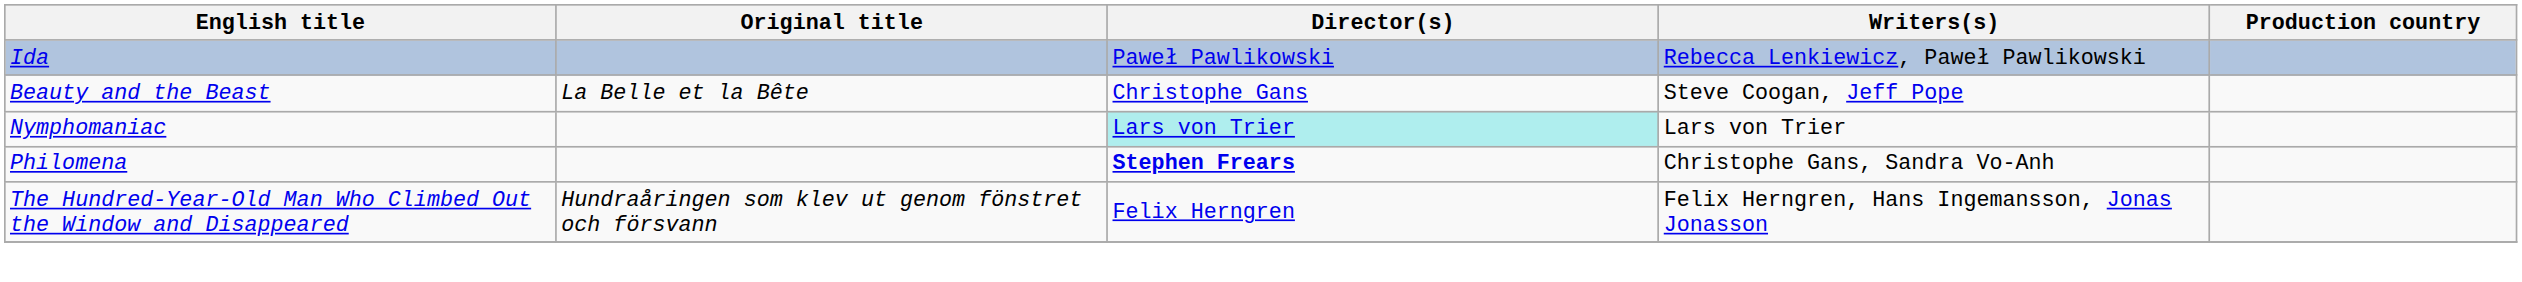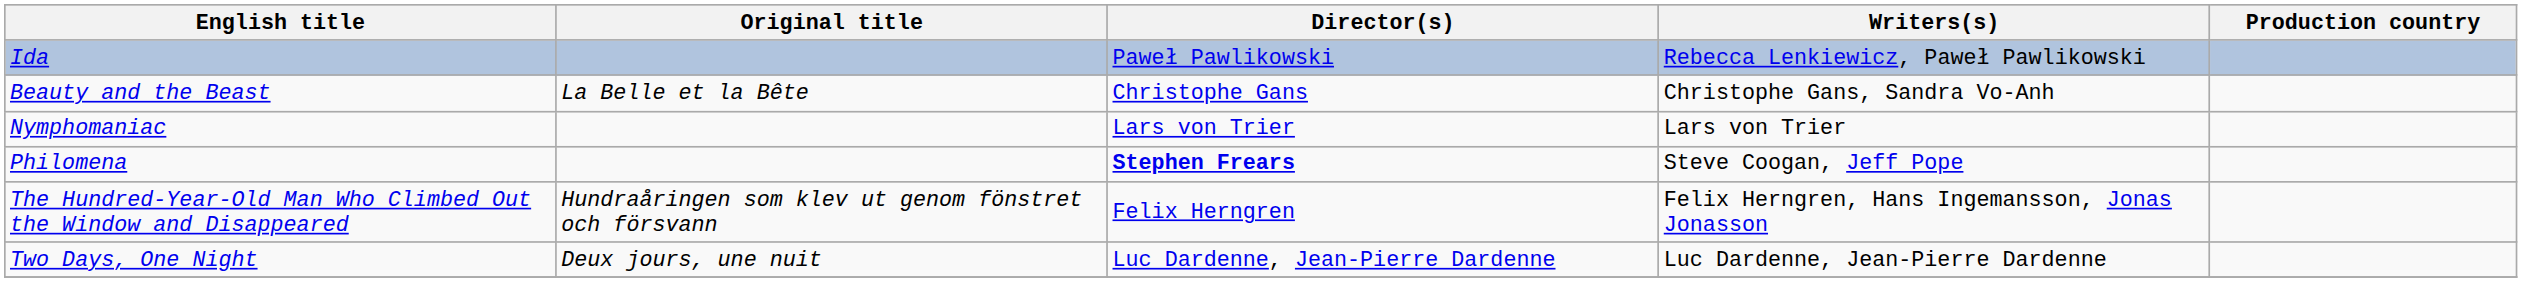(1814, 93) Steve Coogan, Jeff Pope -> (1859, 93) Christophe Gans, Sandra Vo-Anh
(1204, 129) paleturquoise background -> (1204, 129) no background
(1859, 164) Christophe Gans, Sandra Vo-Anh -> (1814, 164) Steve Coogan, Jeff Pope
+ row: (134, 260)
